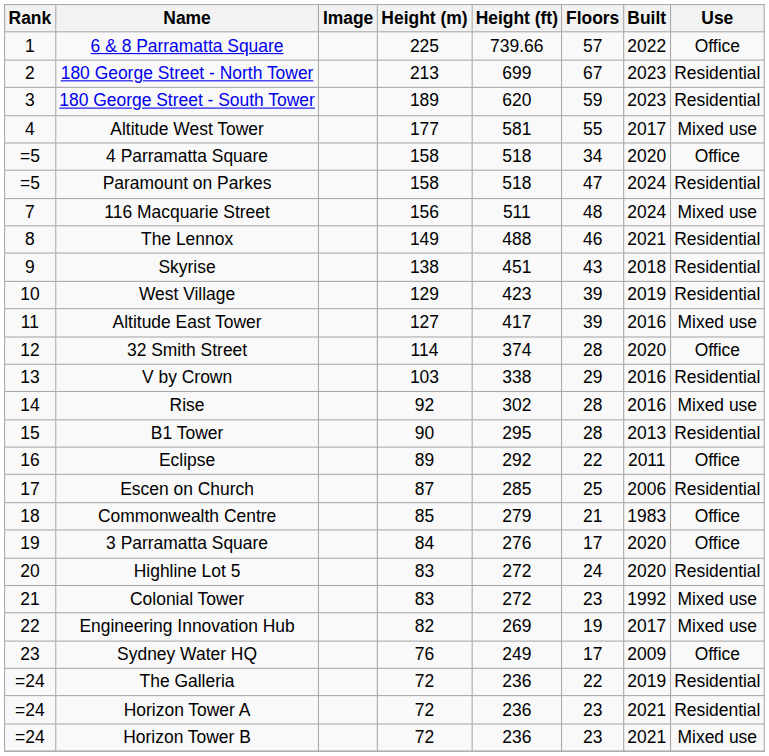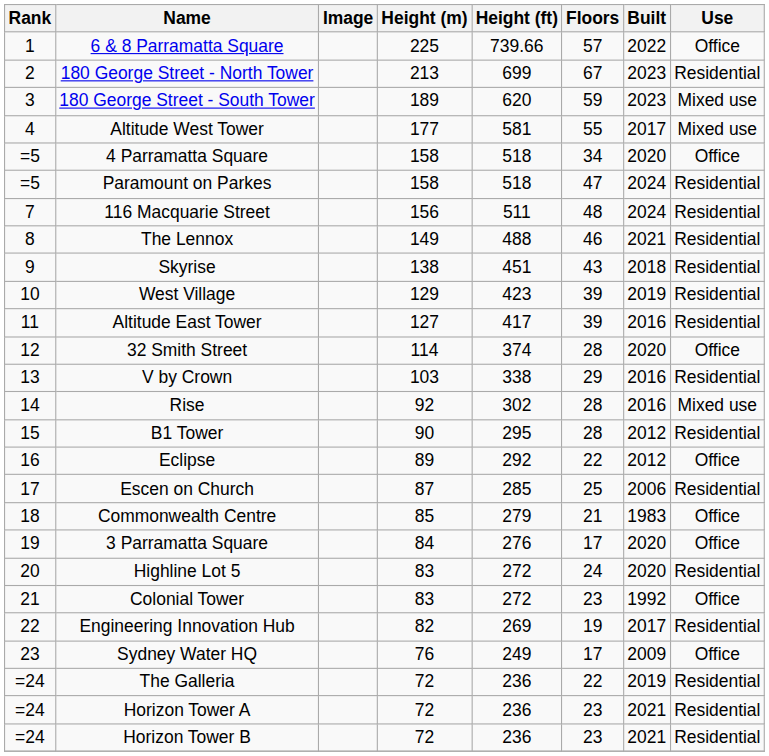(717, 101) Residential -> (717, 101) Mixed use
(717, 211) Mixed use -> (717, 211) Residential
(717, 322) Mixed use -> (717, 322) Residential
(647, 433) 2013 -> (647, 433) 2012
(647, 460) 2011 -> (647, 460) 2012
(717, 599) Mixed use -> (717, 599) Office
(717, 626) Mixed use -> (717, 626) Residential
(717, 737) Mixed use -> (717, 737) Residential
